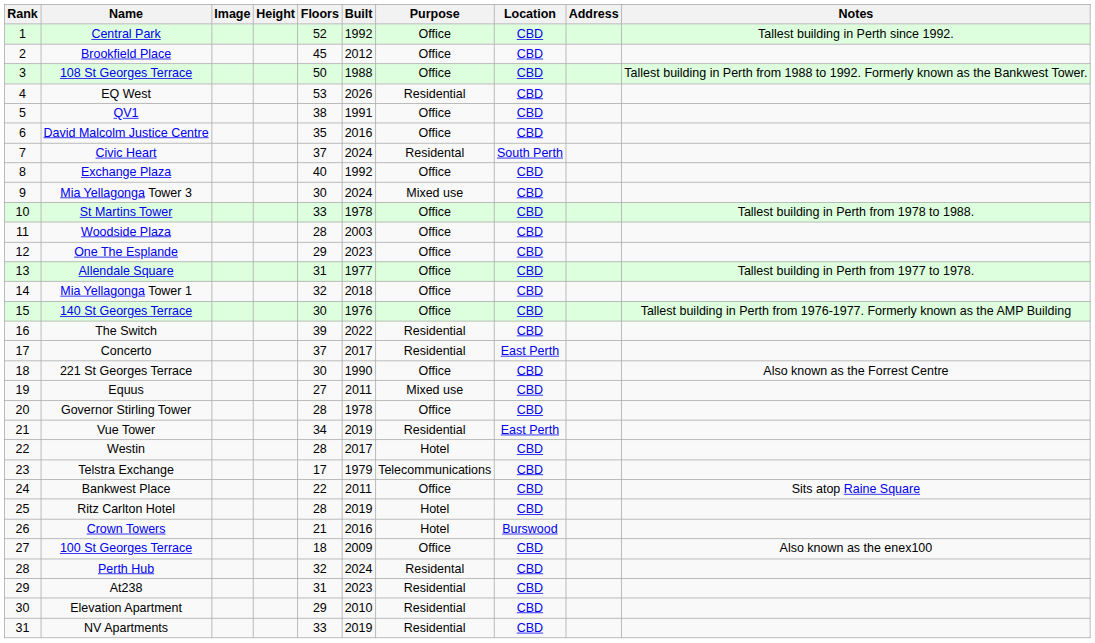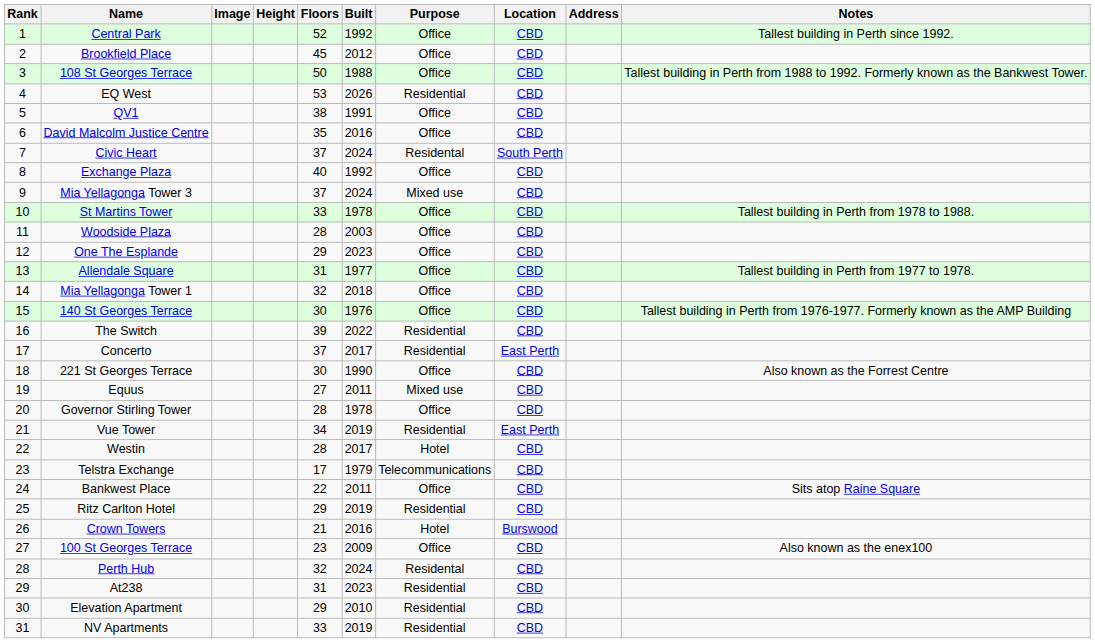(320, 192) 30 -> (320, 192) 37
(320, 509) 28 -> (320, 509) 29
(435, 509) Hotel -> (435, 509) Residential
(320, 548) 18 -> (320, 548) 23
